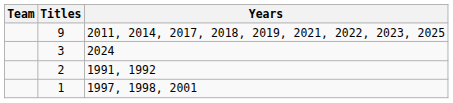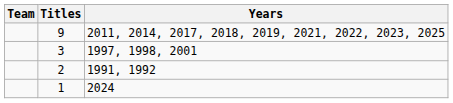(101, 51) 2024 -> (142, 51) 1997, 1998, 2001
(142, 88) 1997, 1998, 2001 -> (101, 88) 2024
